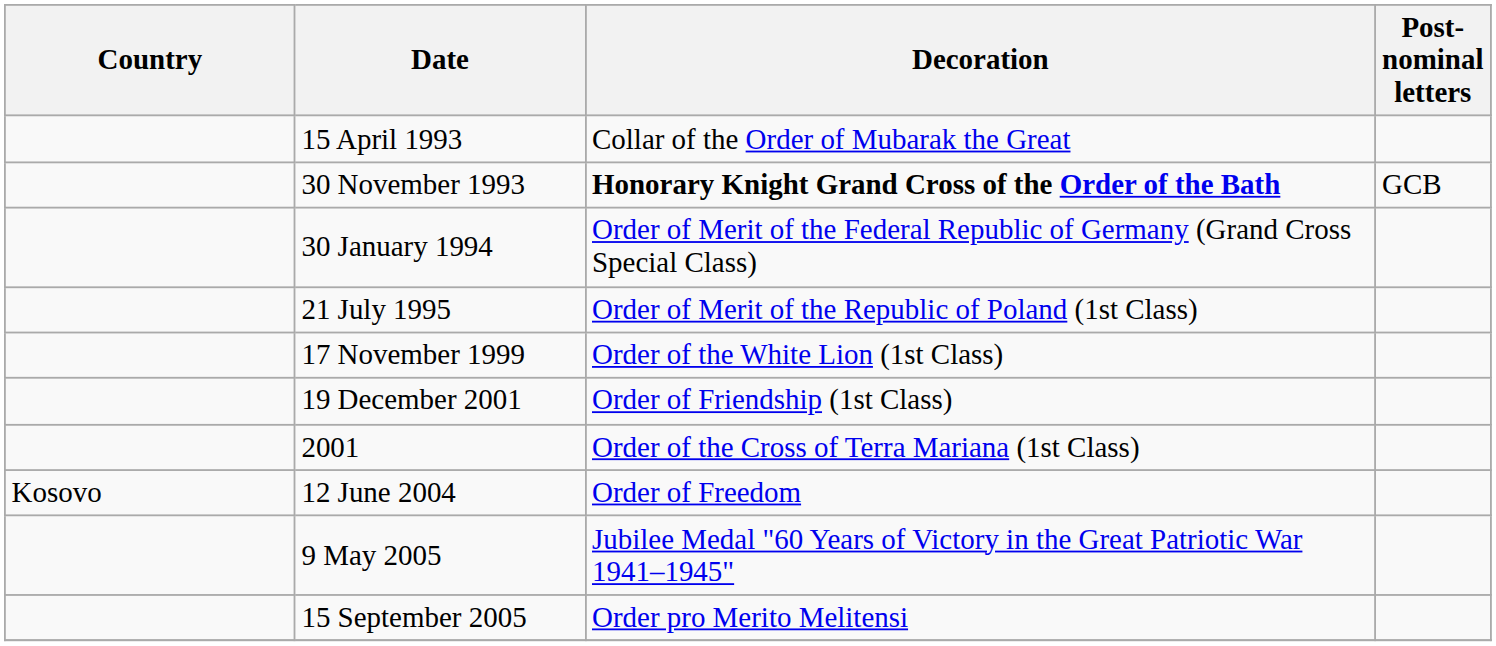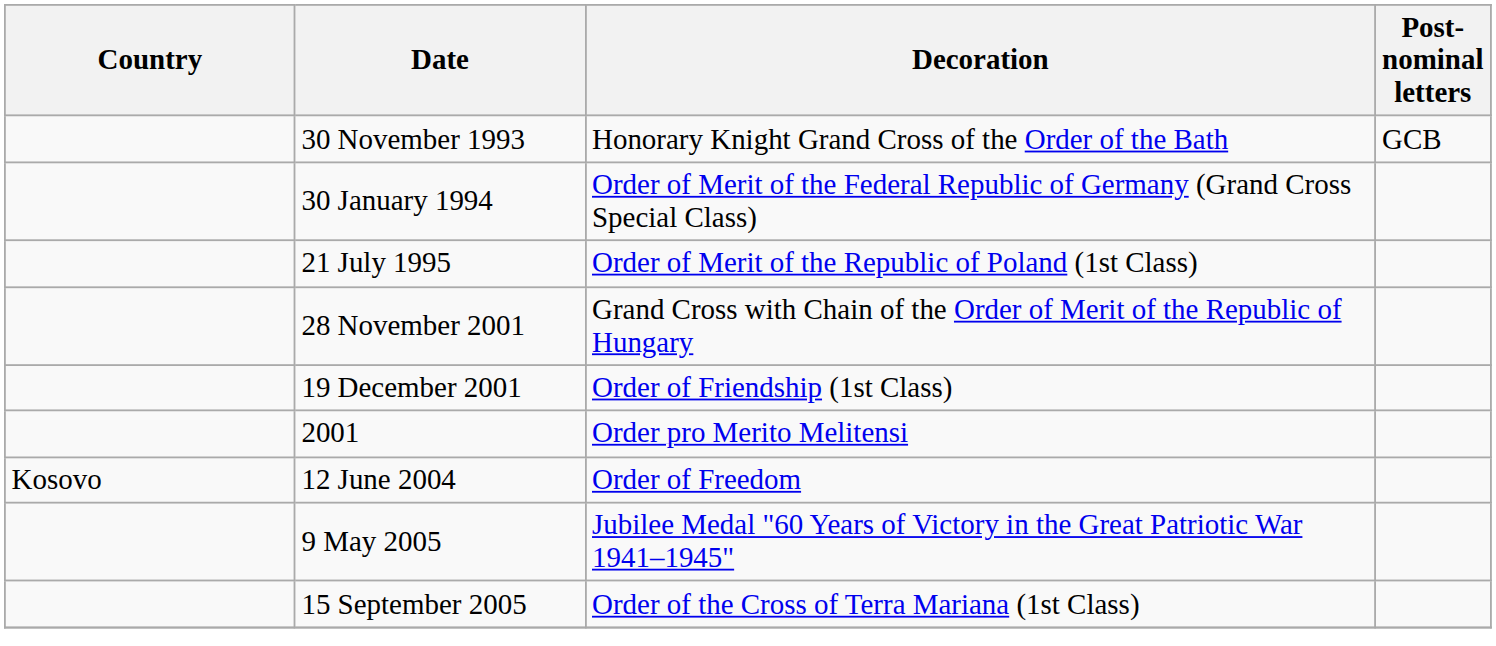- row: (382, 138)
(936, 184) bold -> (910, 138) normal
- row: (413, 354)
+ row: (413, 325)
(866, 446) Order of the Cross of Terra Mariana (1st Class) -> (750, 433) Order pro Merito Melitensi
(750, 617) Order pro Merito Melitensi -> (866, 603) Order of the Cross of Terra Mariana (1st Class)
